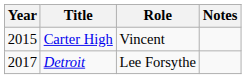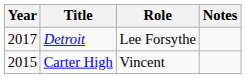rows swapped: (78, 39) <-> (64, 62)
